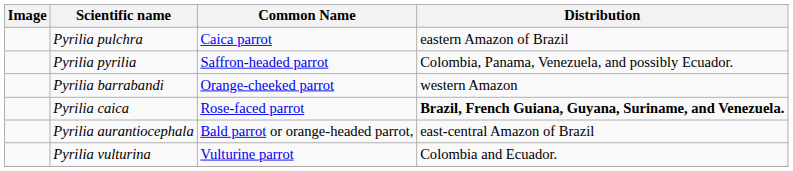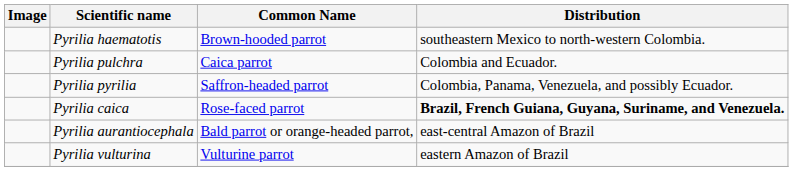+ row: (107, 39)
(494, 39) eastern Amazon of Brazil -> (489, 62) Colombia and Ecuador.
- row: (109, 85)
(489, 154) Colombia and Ecuador. -> (494, 154) eastern Amazon of Brazil
